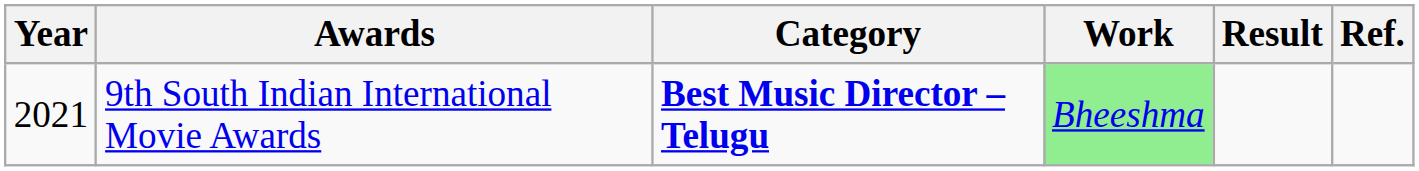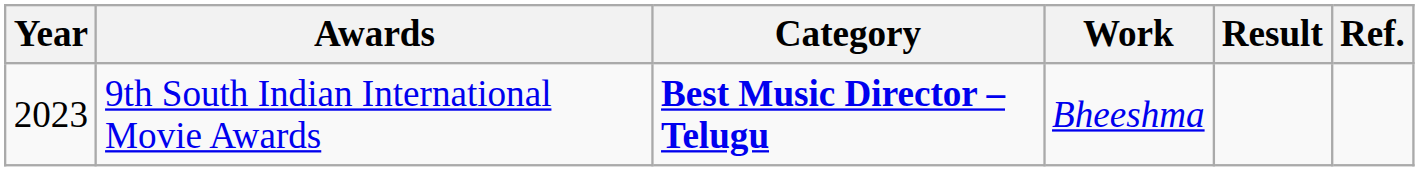(51, 113) 2021 -> (51, 113) 2023
(1128, 113) lightgreen background -> (1128, 113) no background
